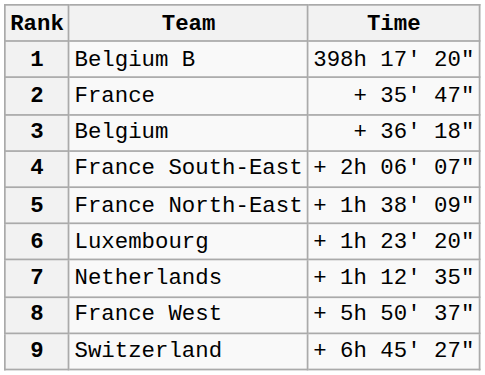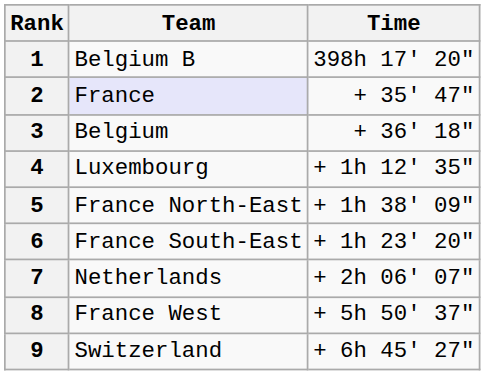(115, 96) no background -> (115, 96) lavender background
(189, 169) France South-East -> (142, 169) Luxembourg
(394, 169) + 2h 06' 07" -> (394, 169) + 1h 12' 35"
(142, 242) Luxembourg -> (189, 242) France South-East
(394, 278) + 1h 12' 35" -> (394, 278) + 2h 06' 07"
